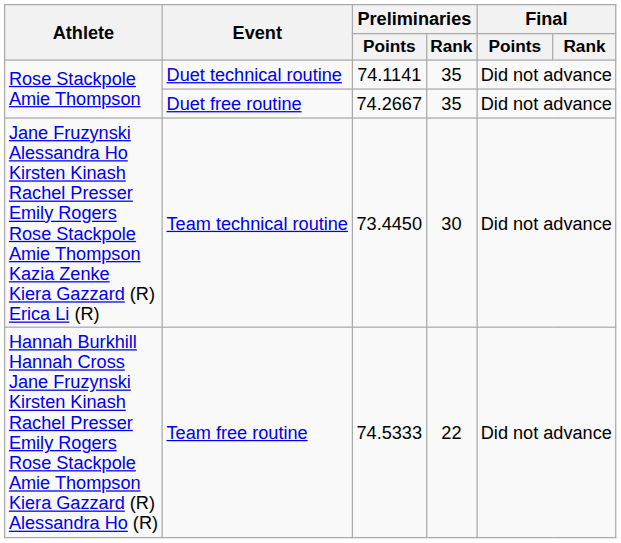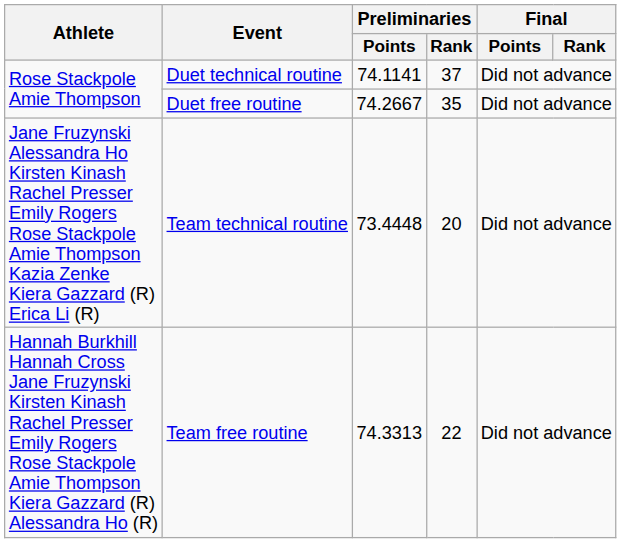(451, 75) 35 -> (451, 75) 37
(389, 223) 73.4450 -> (389, 223) 73.4448
(451, 223) 30 -> (451, 223) 20
(389, 433) 74.5333 -> (389, 433) 74.3313
